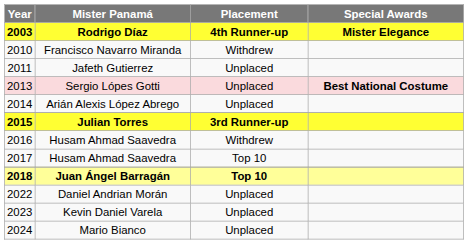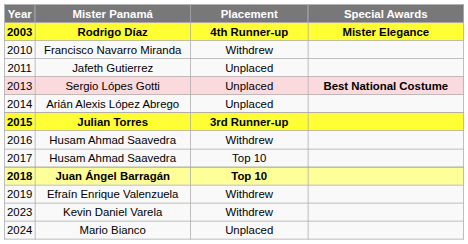+ row: (20, 194)
- row: (20, 194)
(249, 212) Unplaced -> (249, 212) Withdrew
